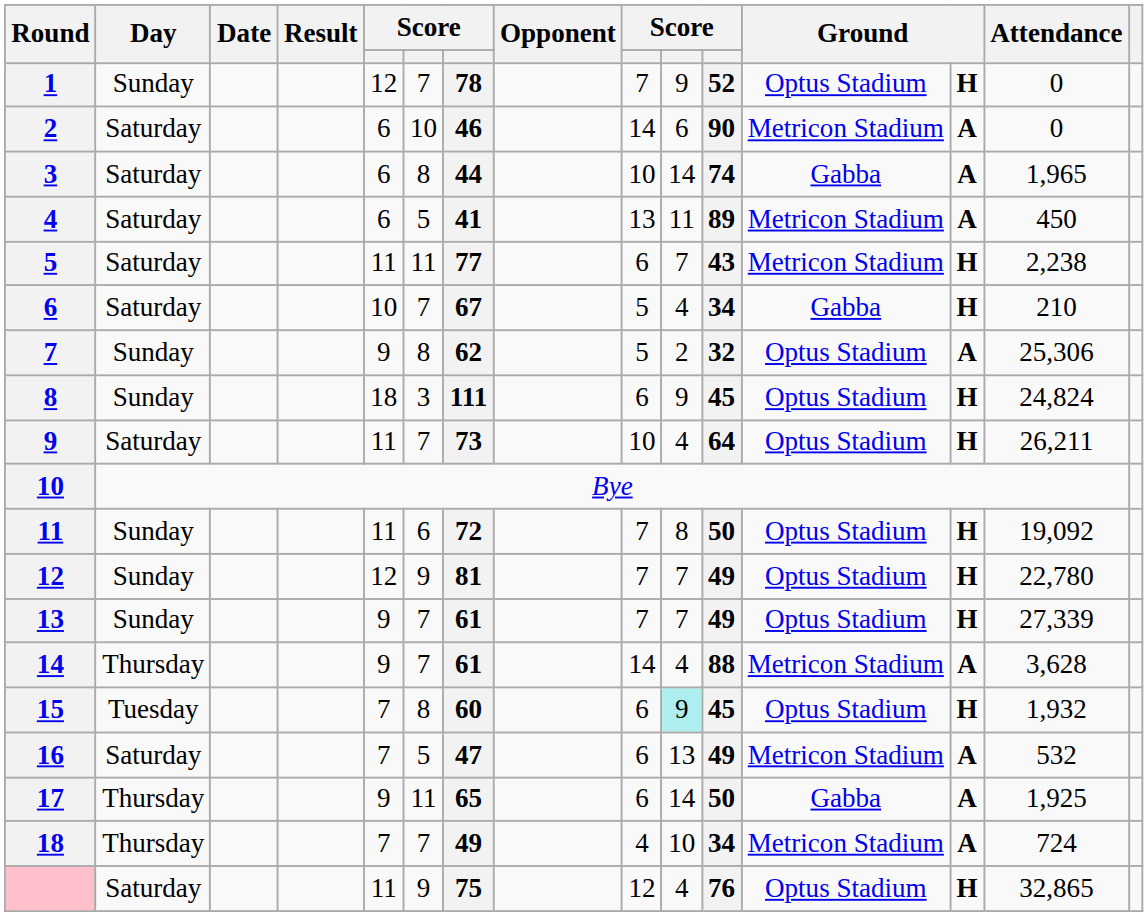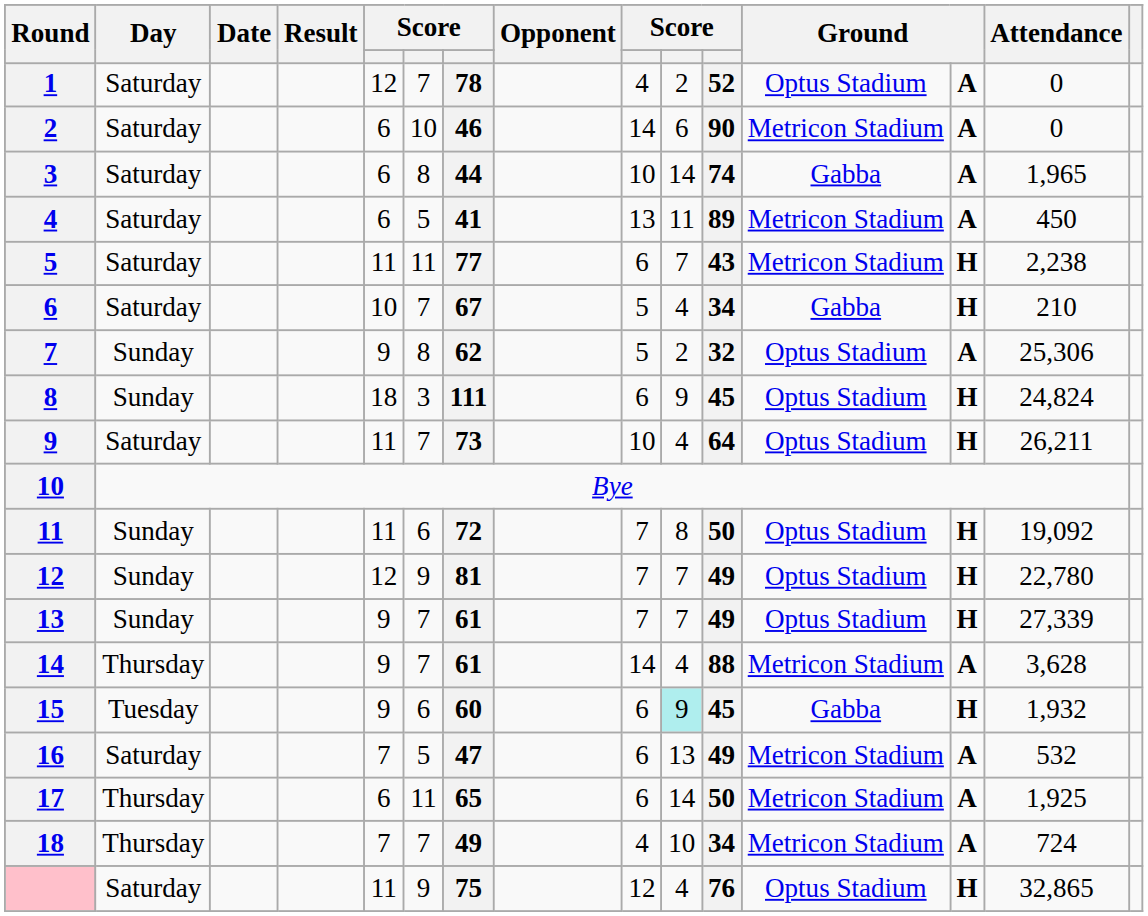(153, 84) Sunday -> (153, 84) Saturday
(642, 84) 7 -> (642, 84) 4
(682, 84) 9 -> (682, 84) 2
(967, 84) H -> (967, 84) A
(384, 709) 7 -> (384, 709) 9
(424, 709) 8 -> (424, 709) 6
(846, 709) Optus Stadium -> (846, 709) Gabba
(384, 798) 9 -> (384, 798) 6
(846, 798) Gabba -> (846, 798) Metricon Stadium
